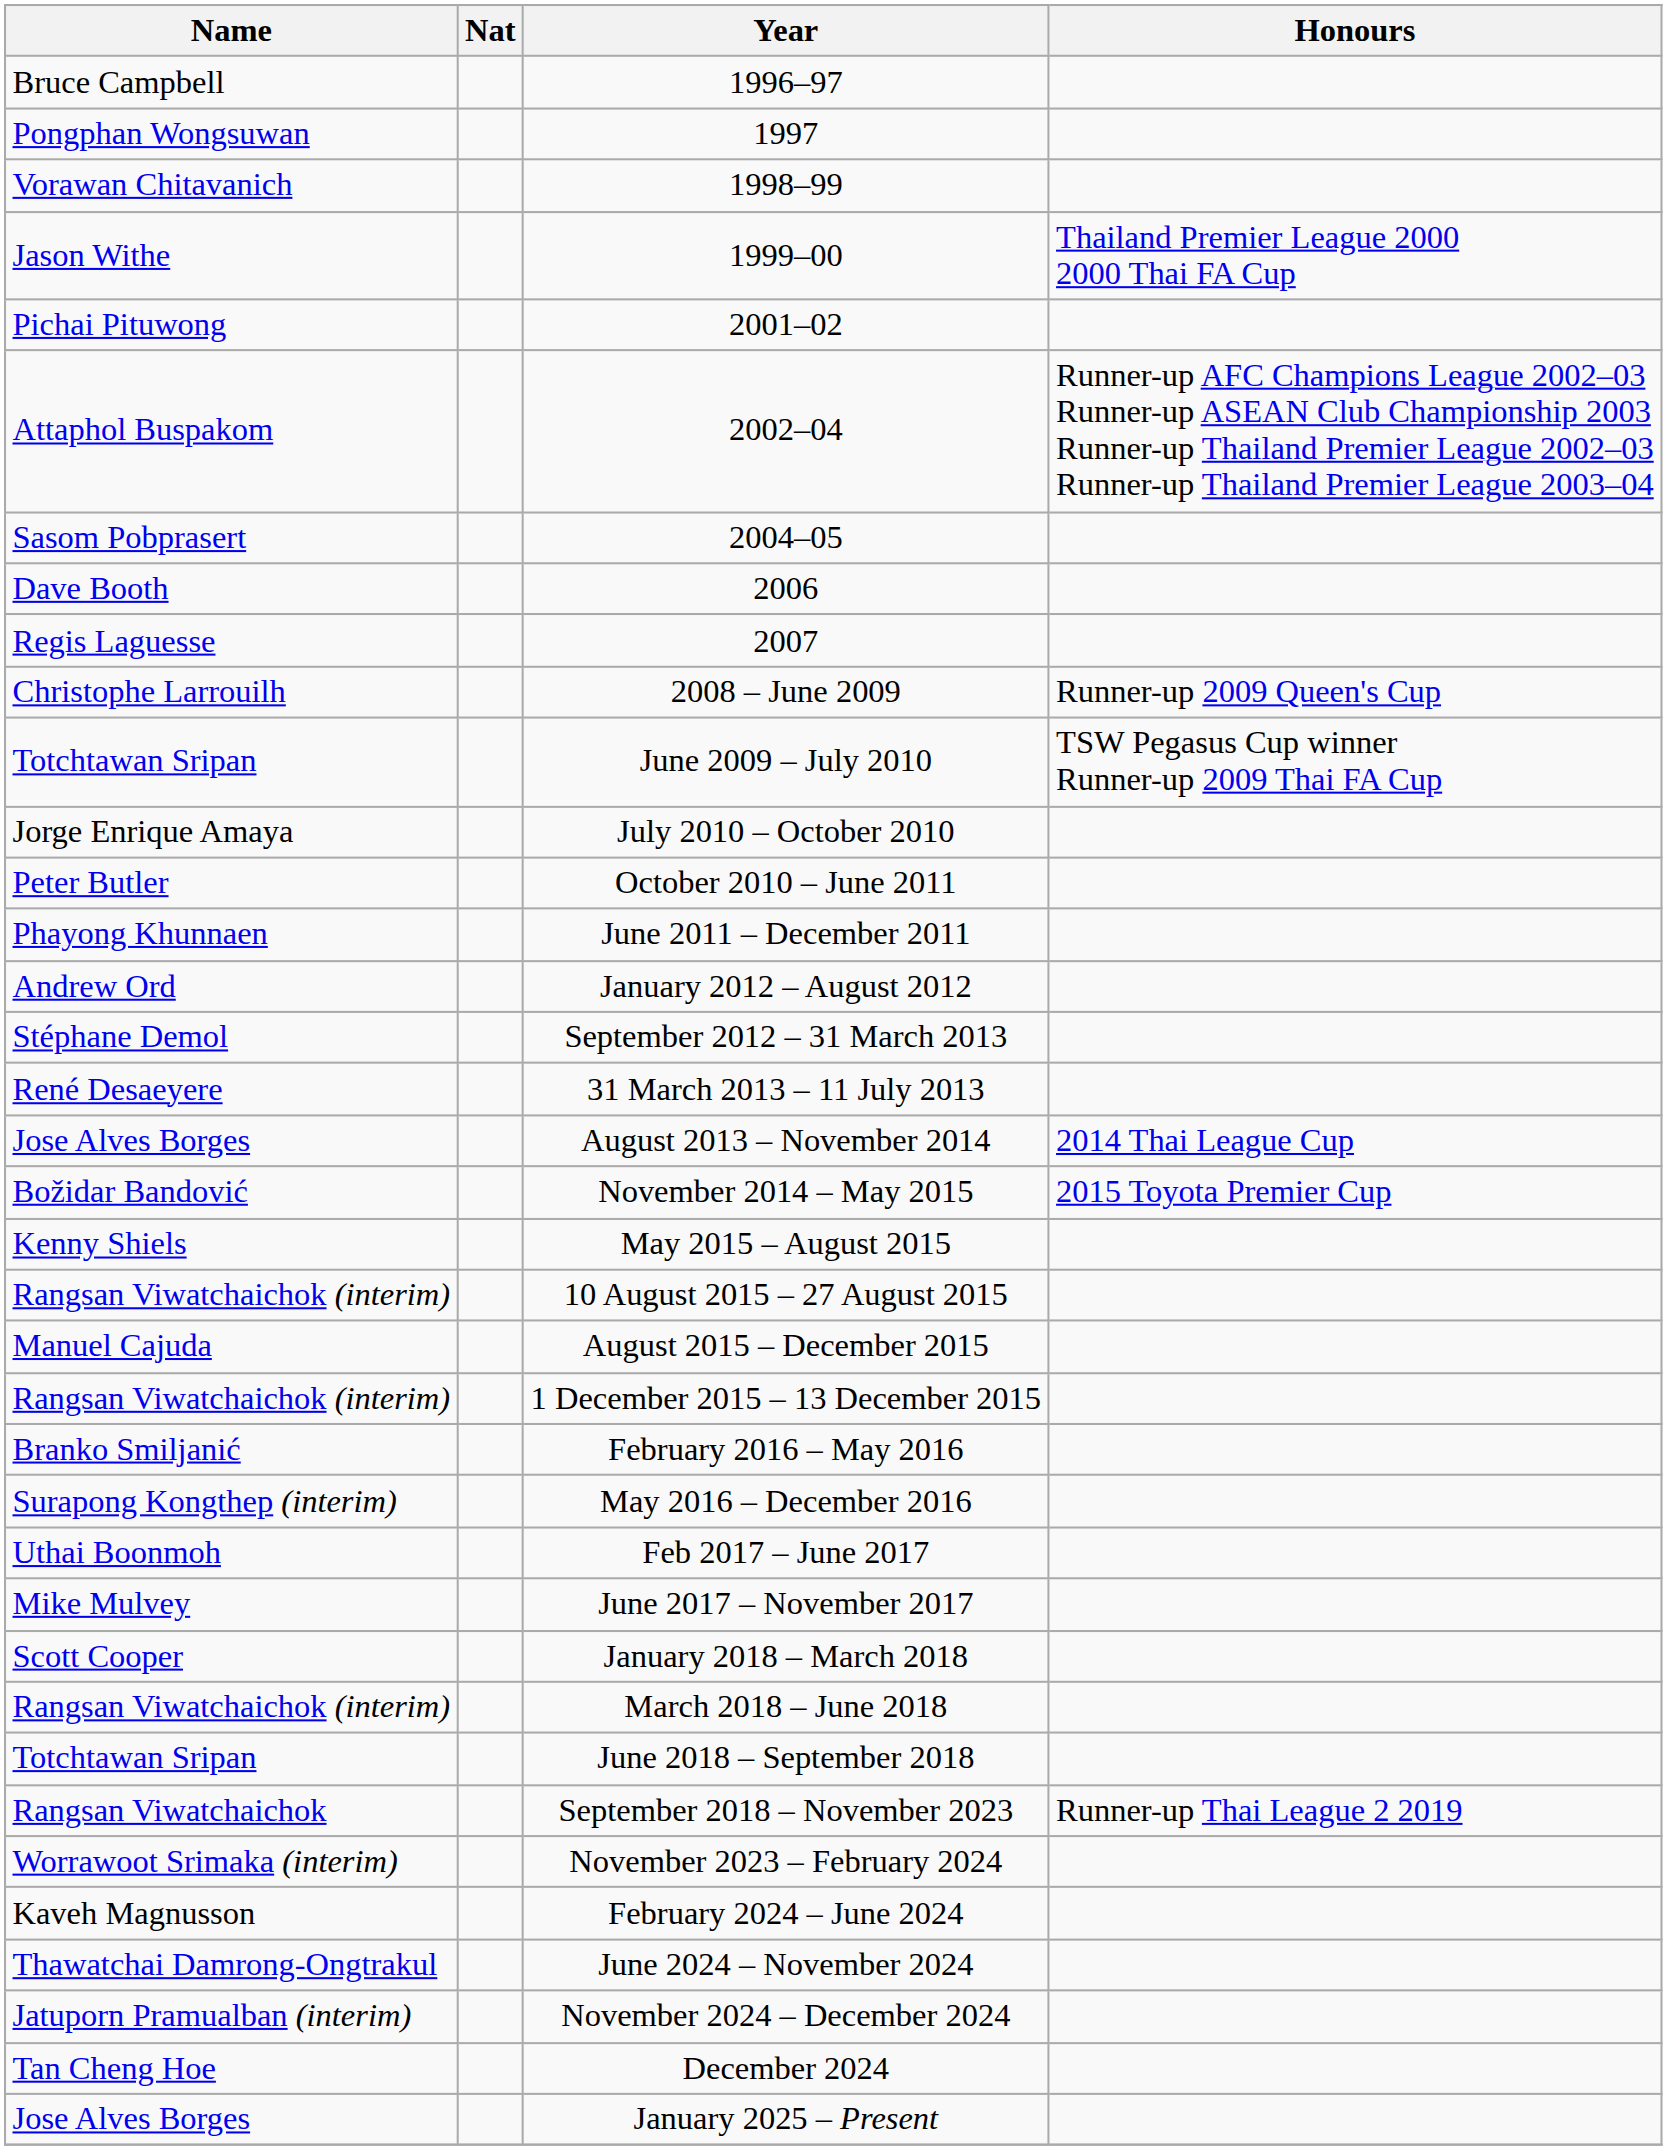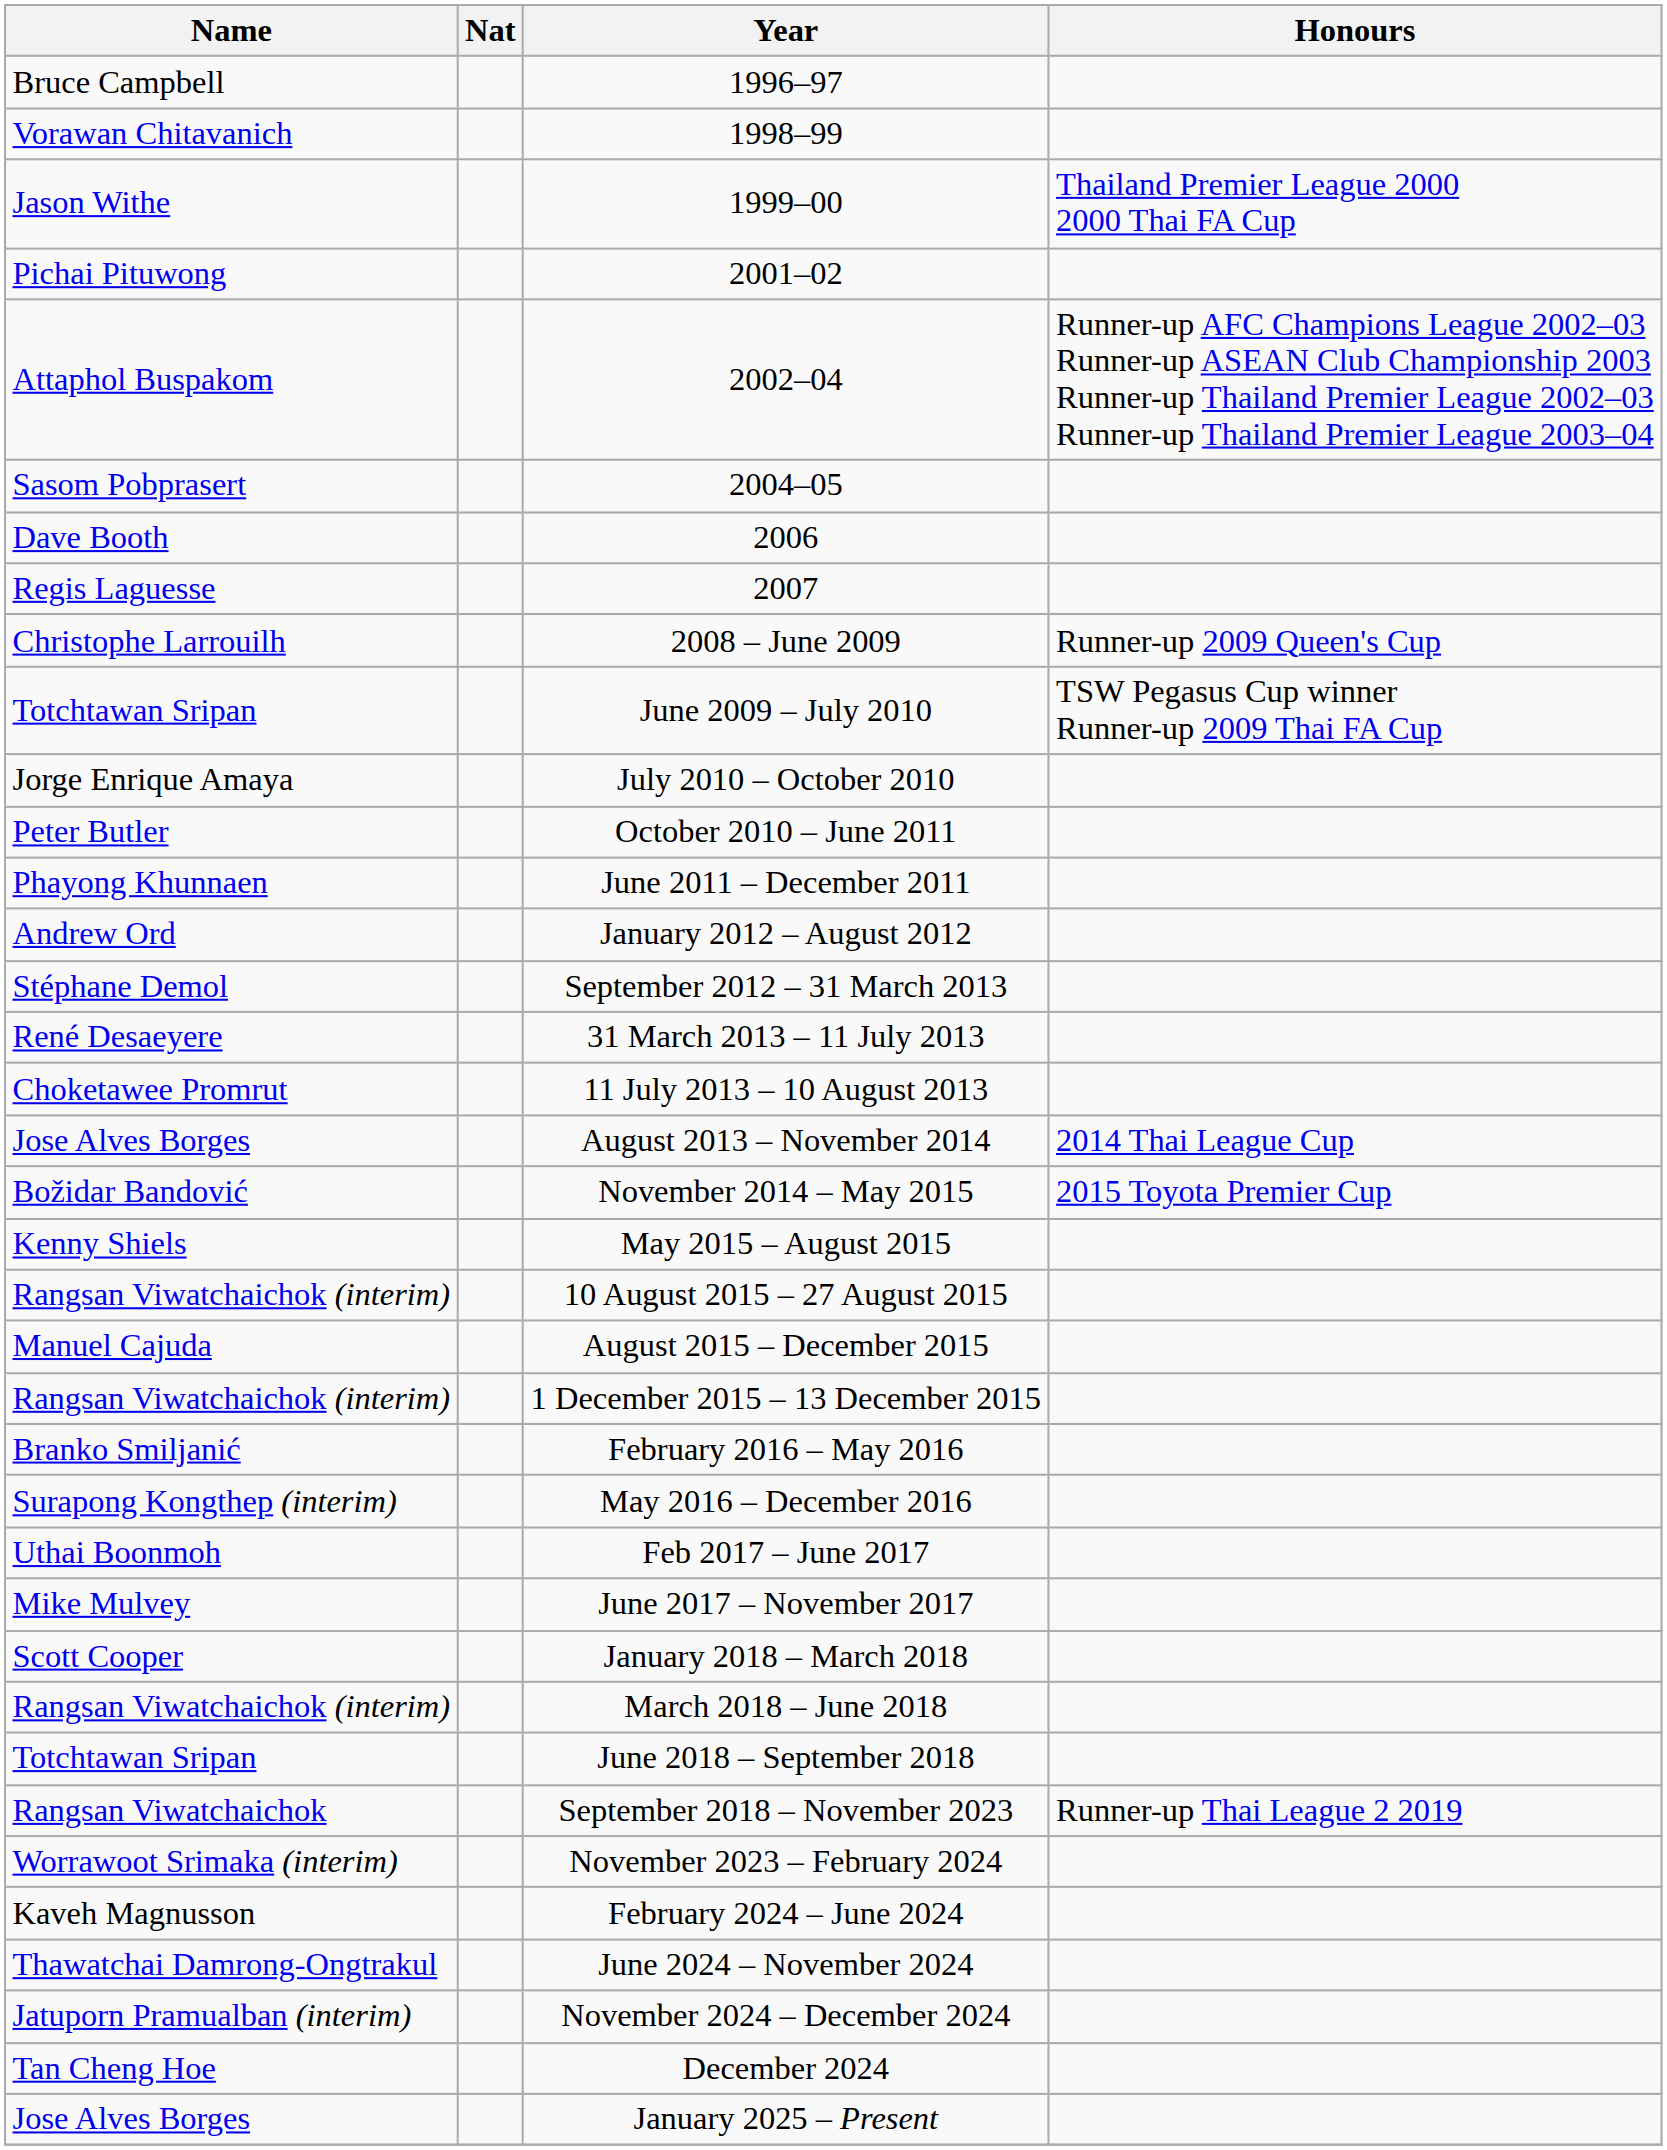- row: (786, 133)
+ row: (786, 1088)
